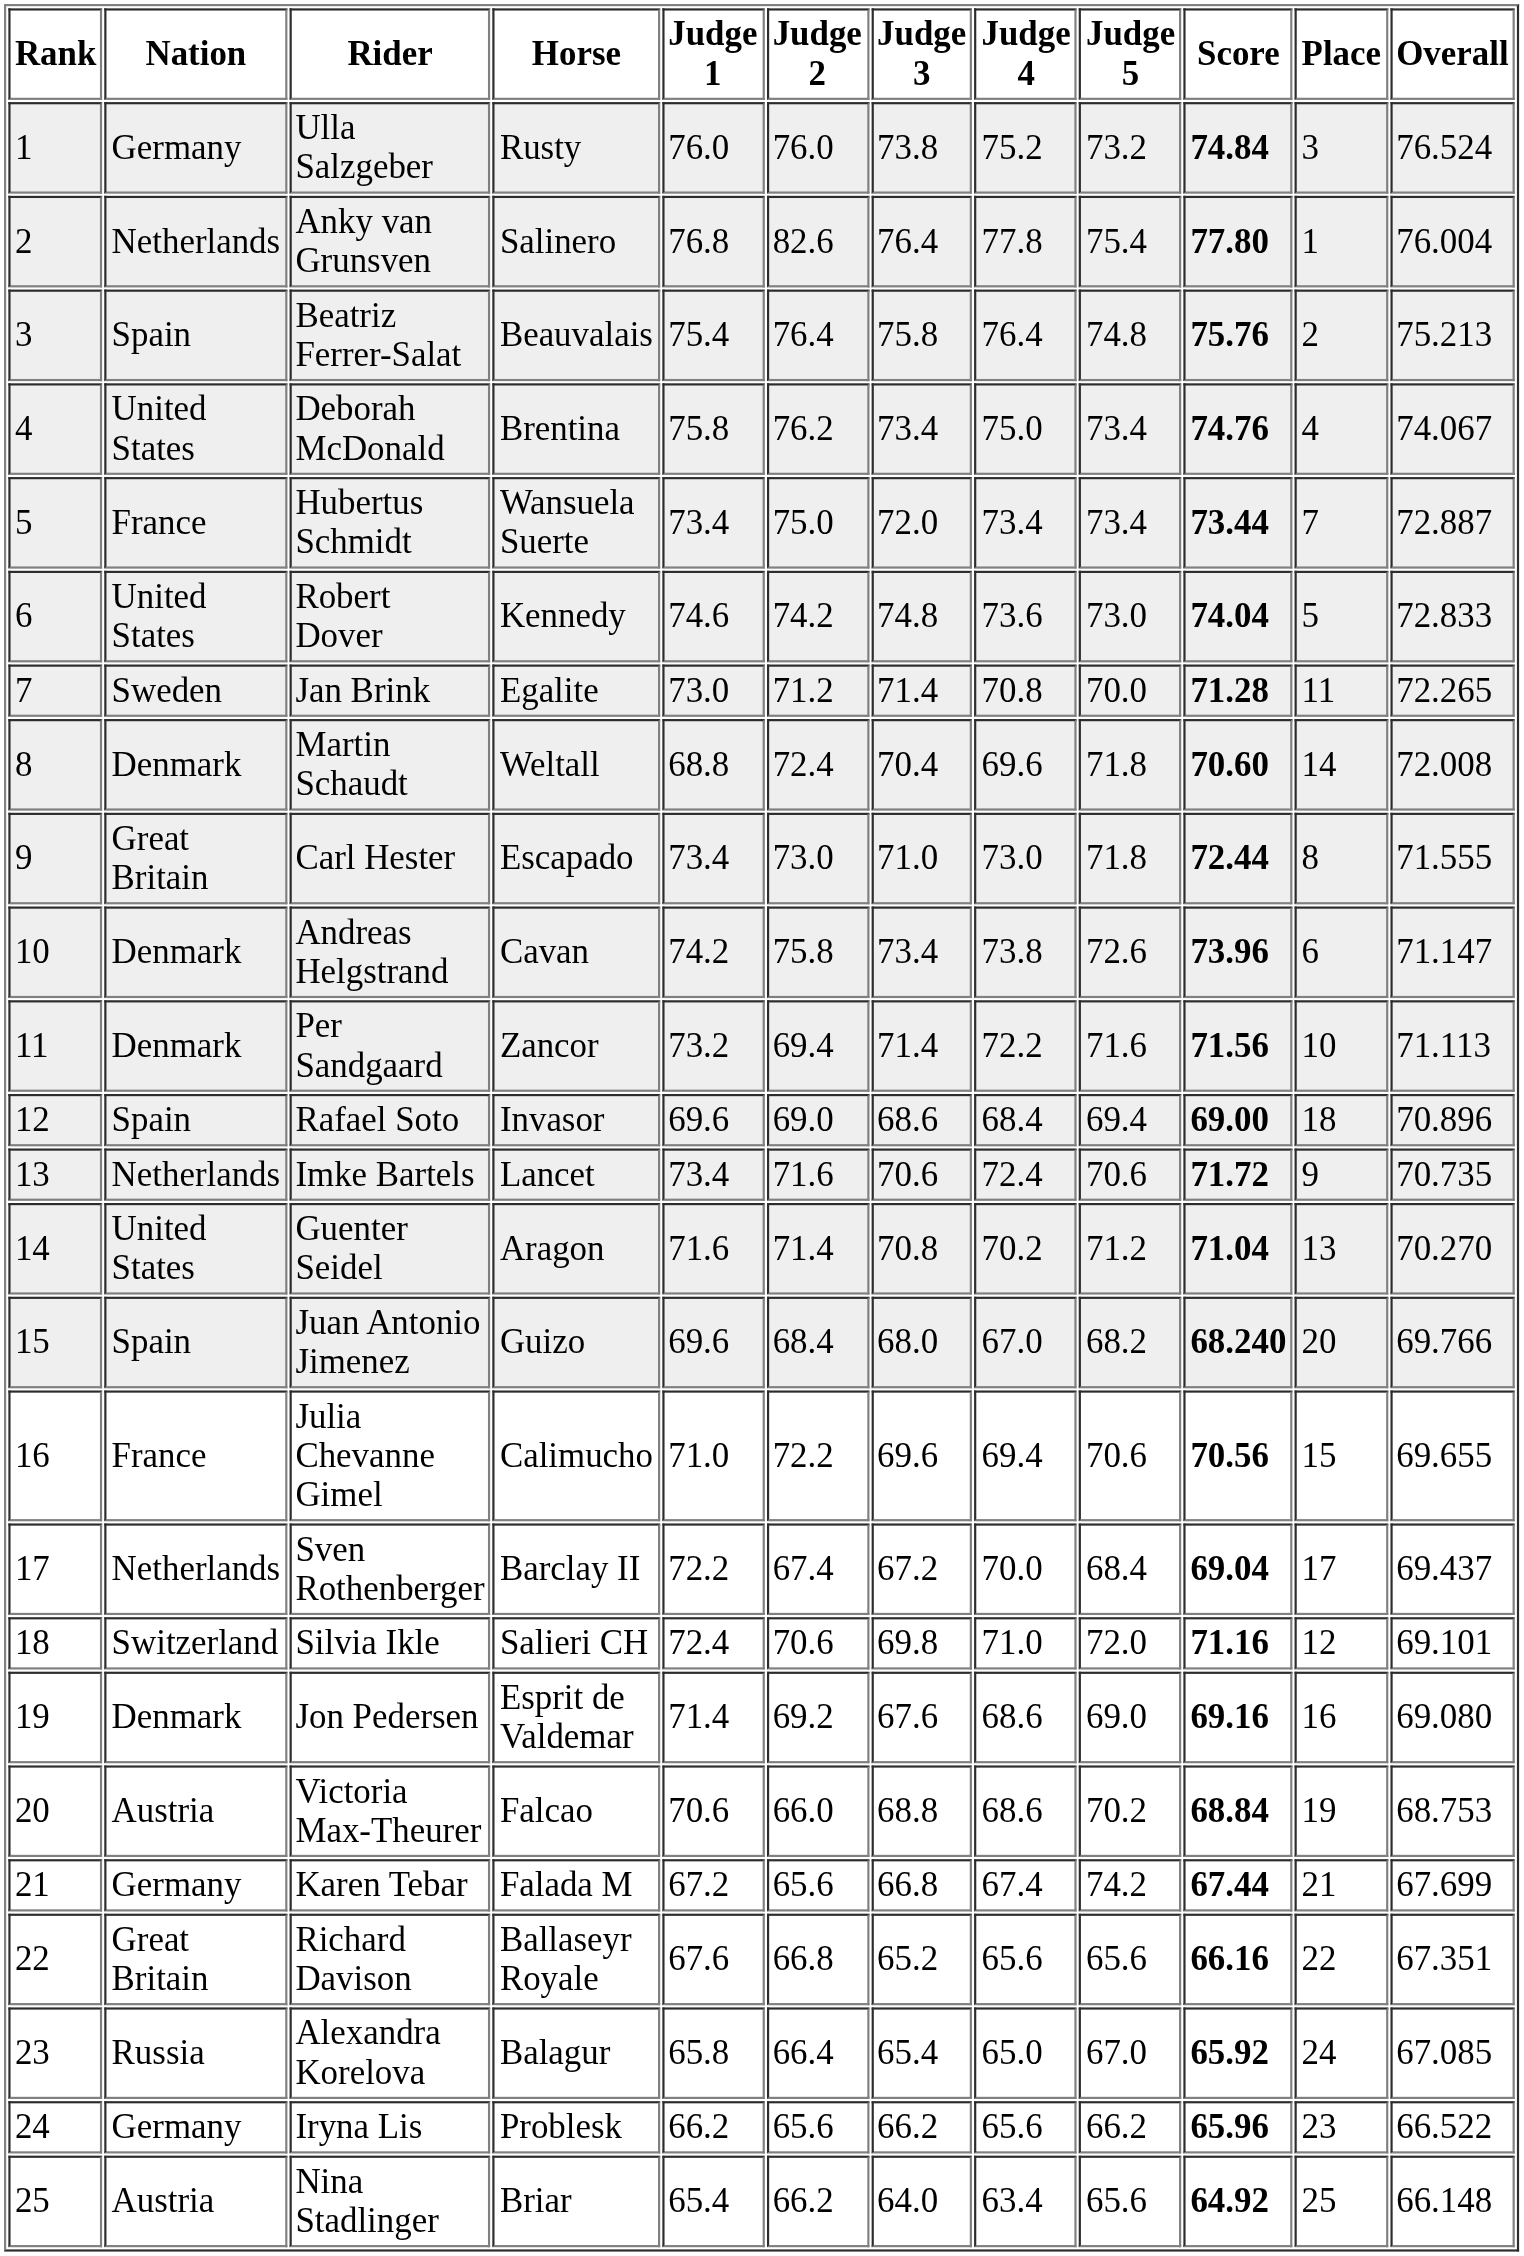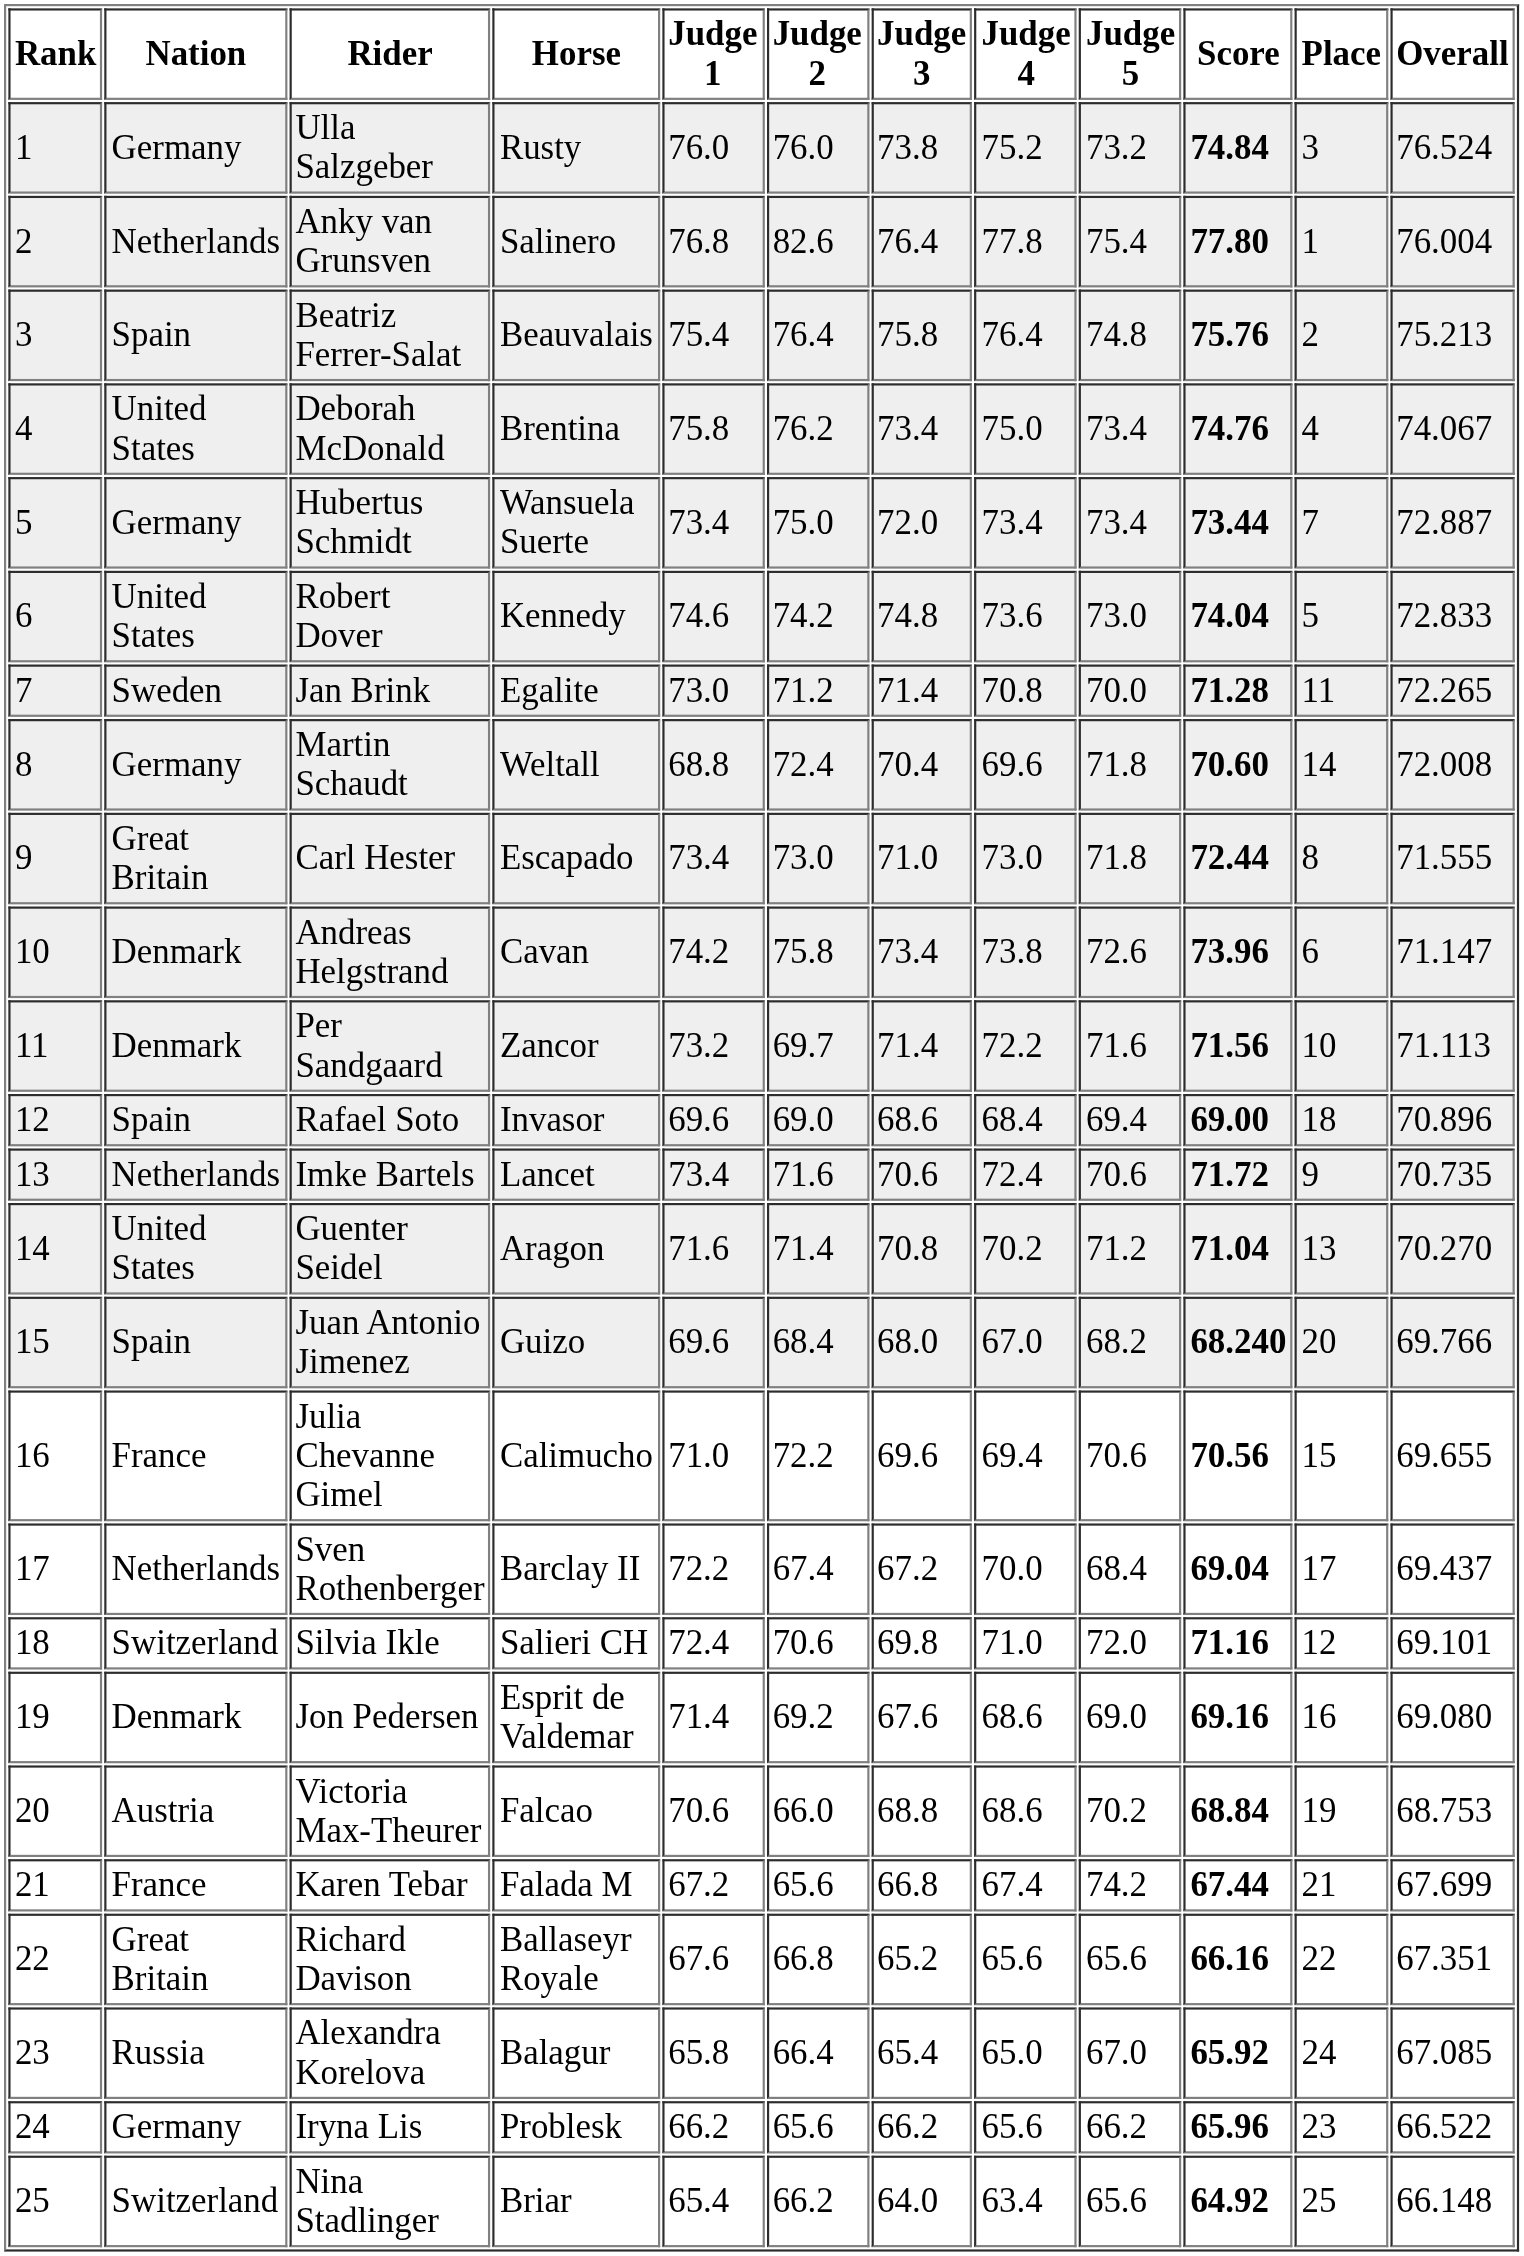(159, 522) France -> (176, 522) Germany
(176, 764) Denmark -> (176, 764) Germany
(803, 1045) 69.4 -> (803, 1045) 69.7
(176, 1884) Germany -> (159, 1884) France
(163, 2200) Austria -> (195, 2200) Switzerland
